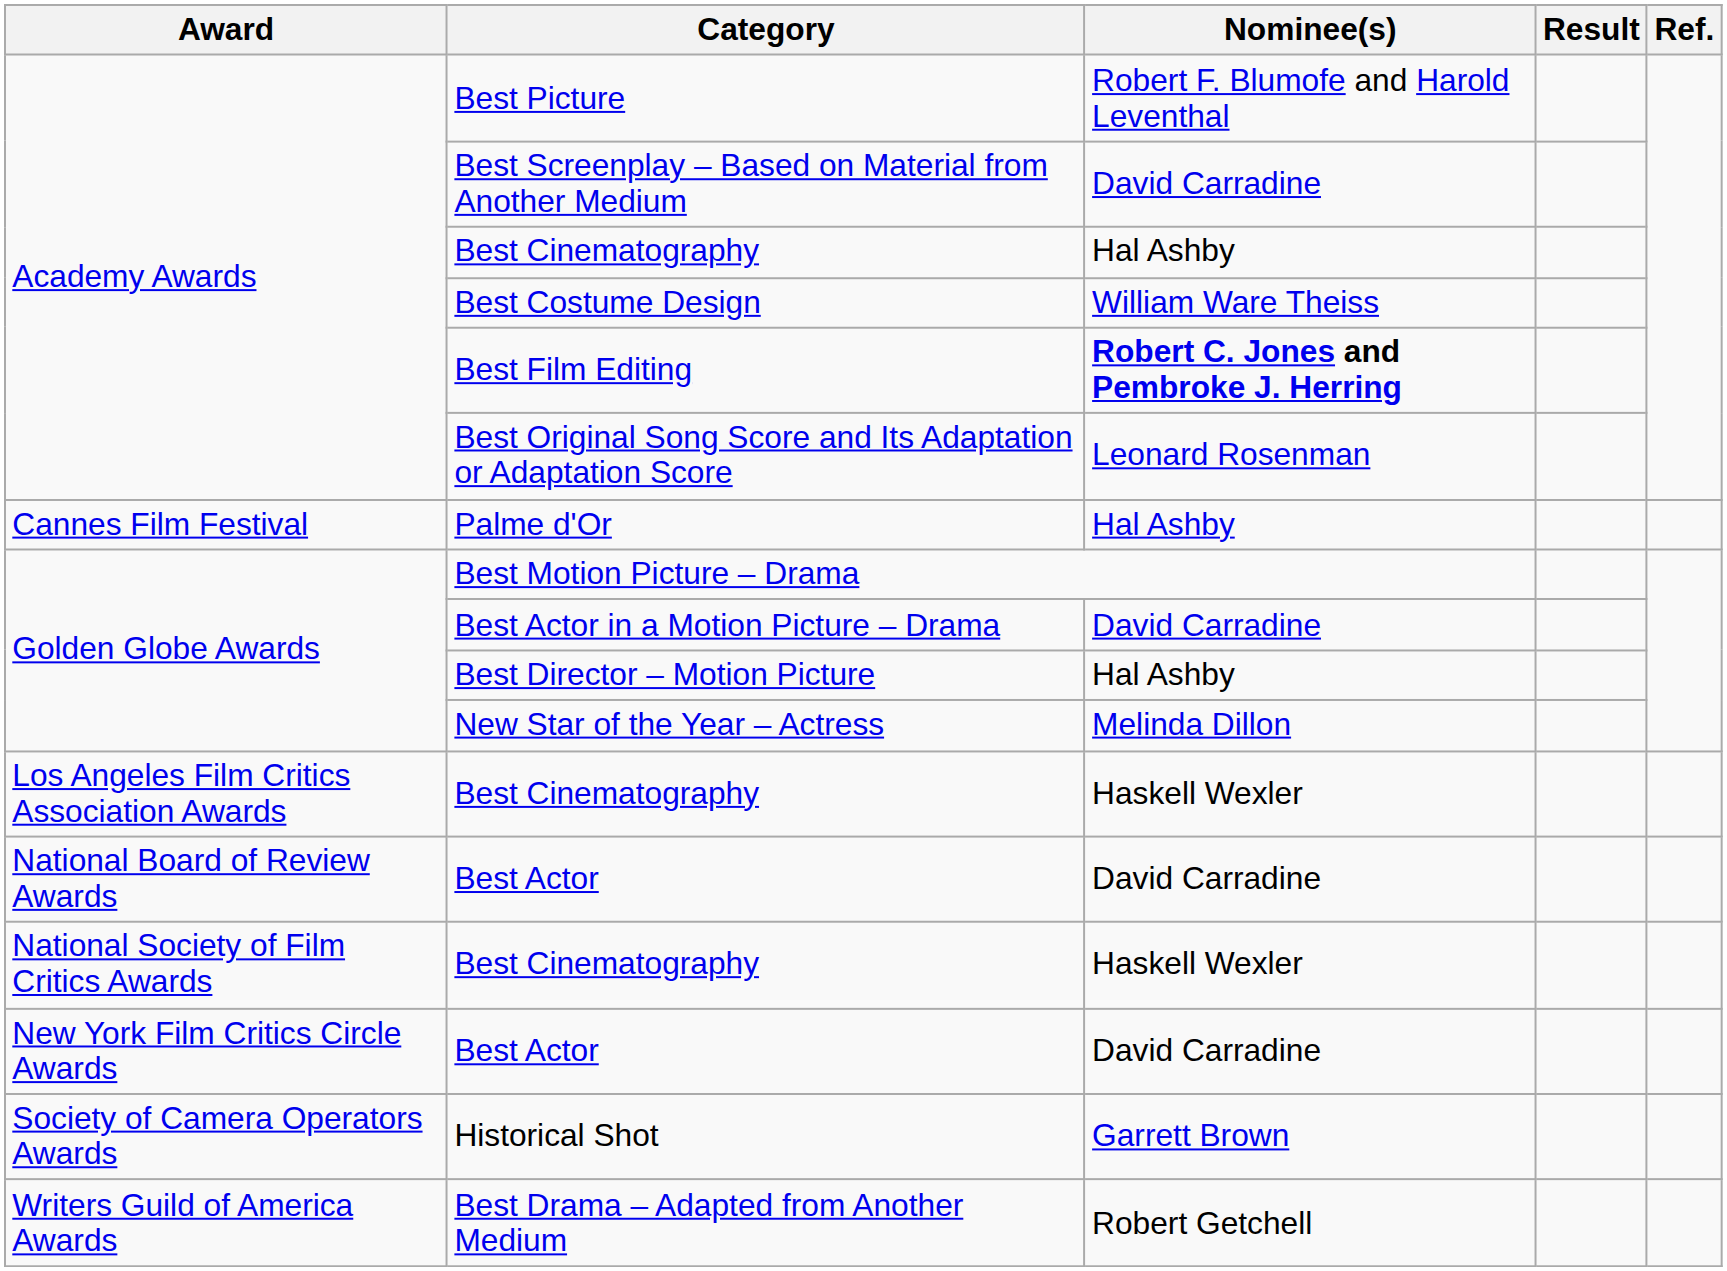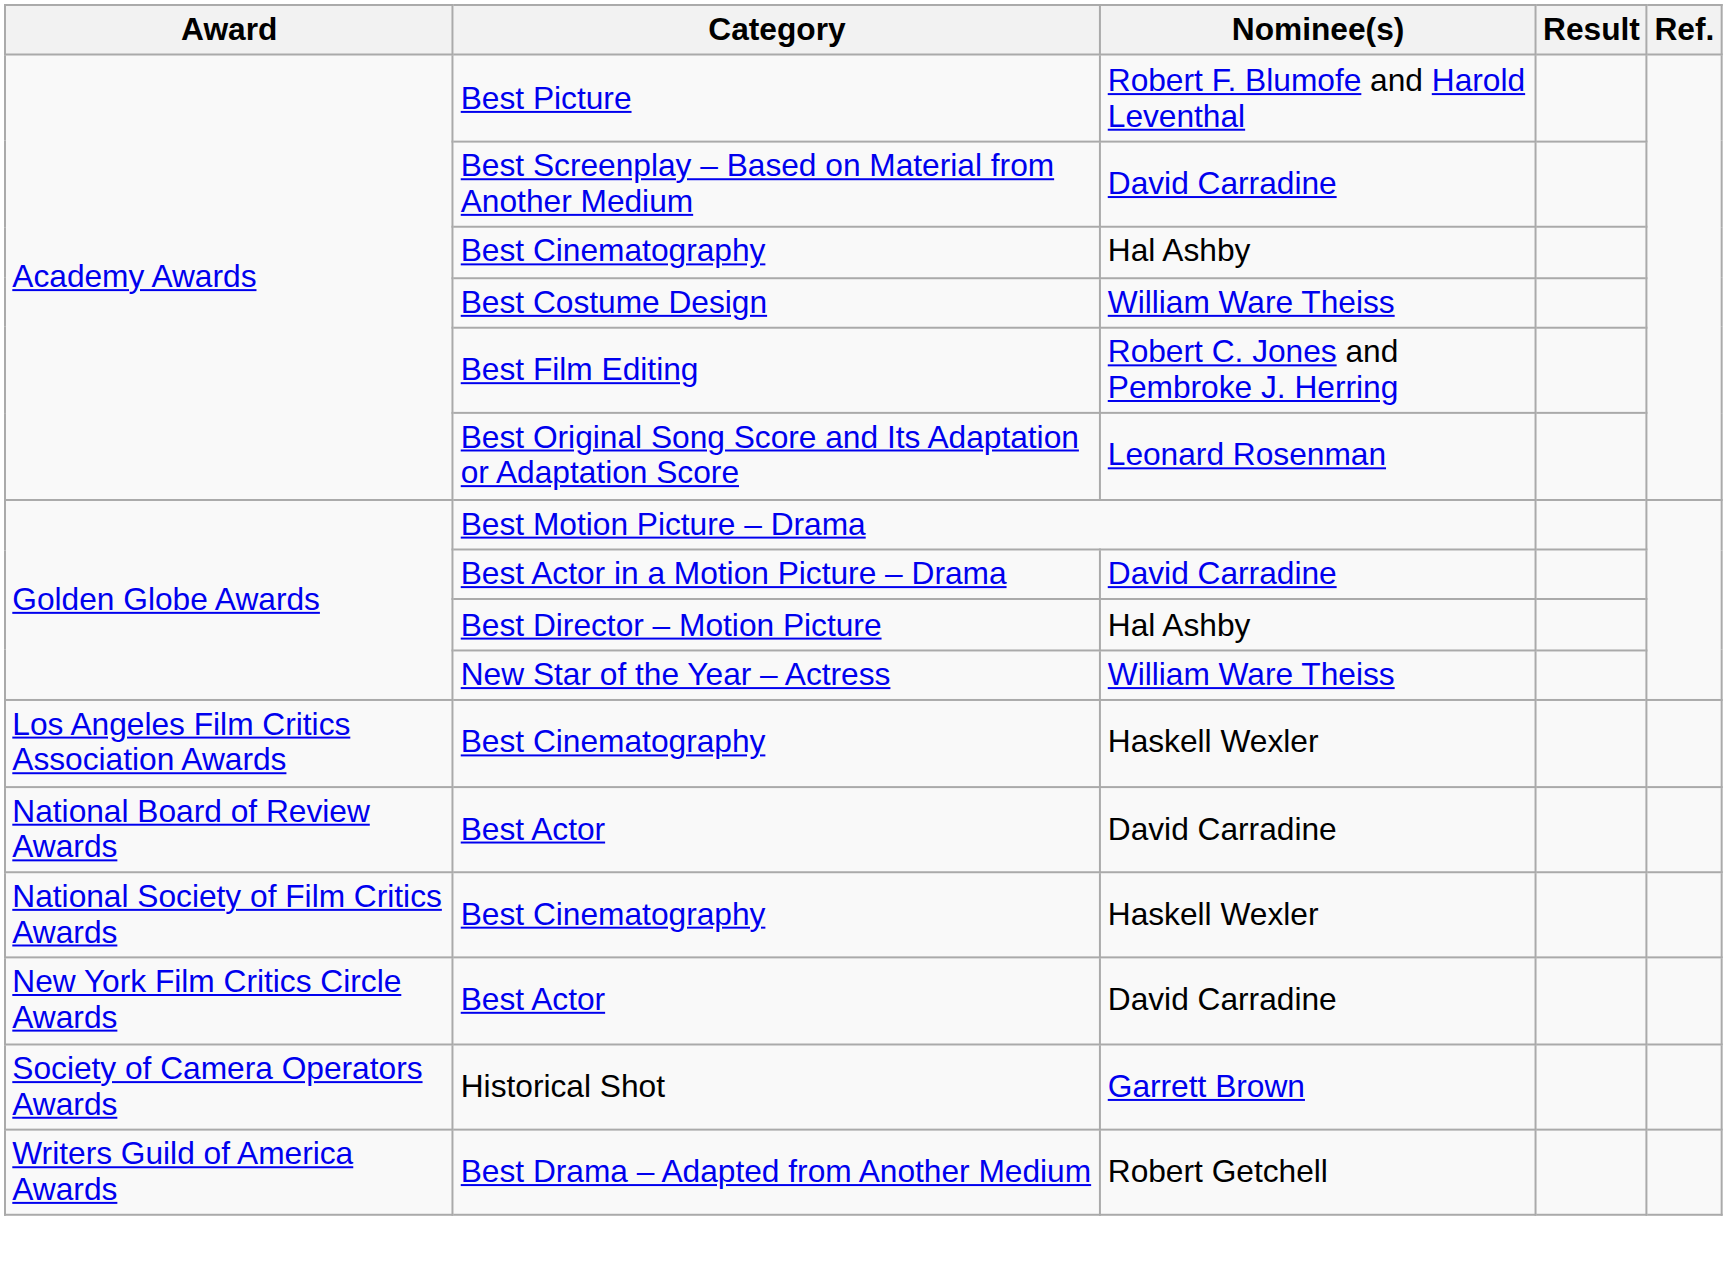(1247, 369) bold -> (1253, 369) normal
- row: (160, 523)
(1192, 724) Melinda Dillon -> (1251, 674) William Ware Theiss
